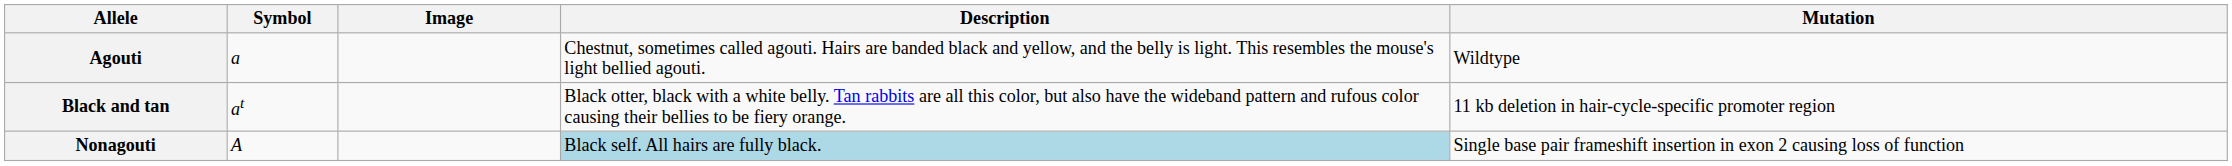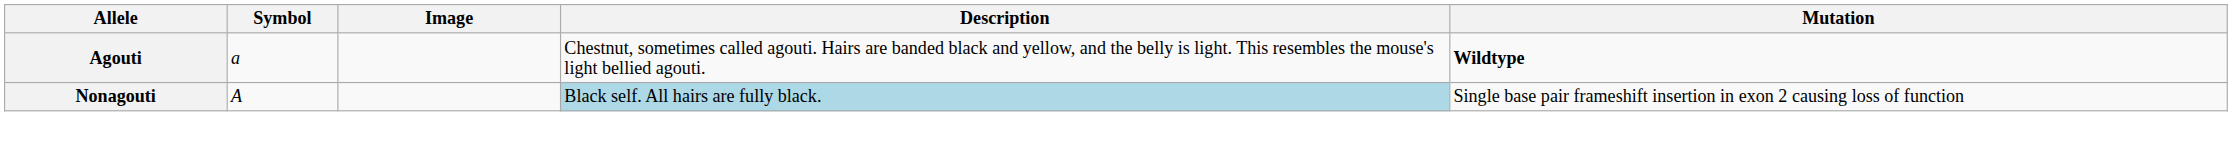(1487, 57) normal -> (1489, 57) bold
- row: (116, 106)
